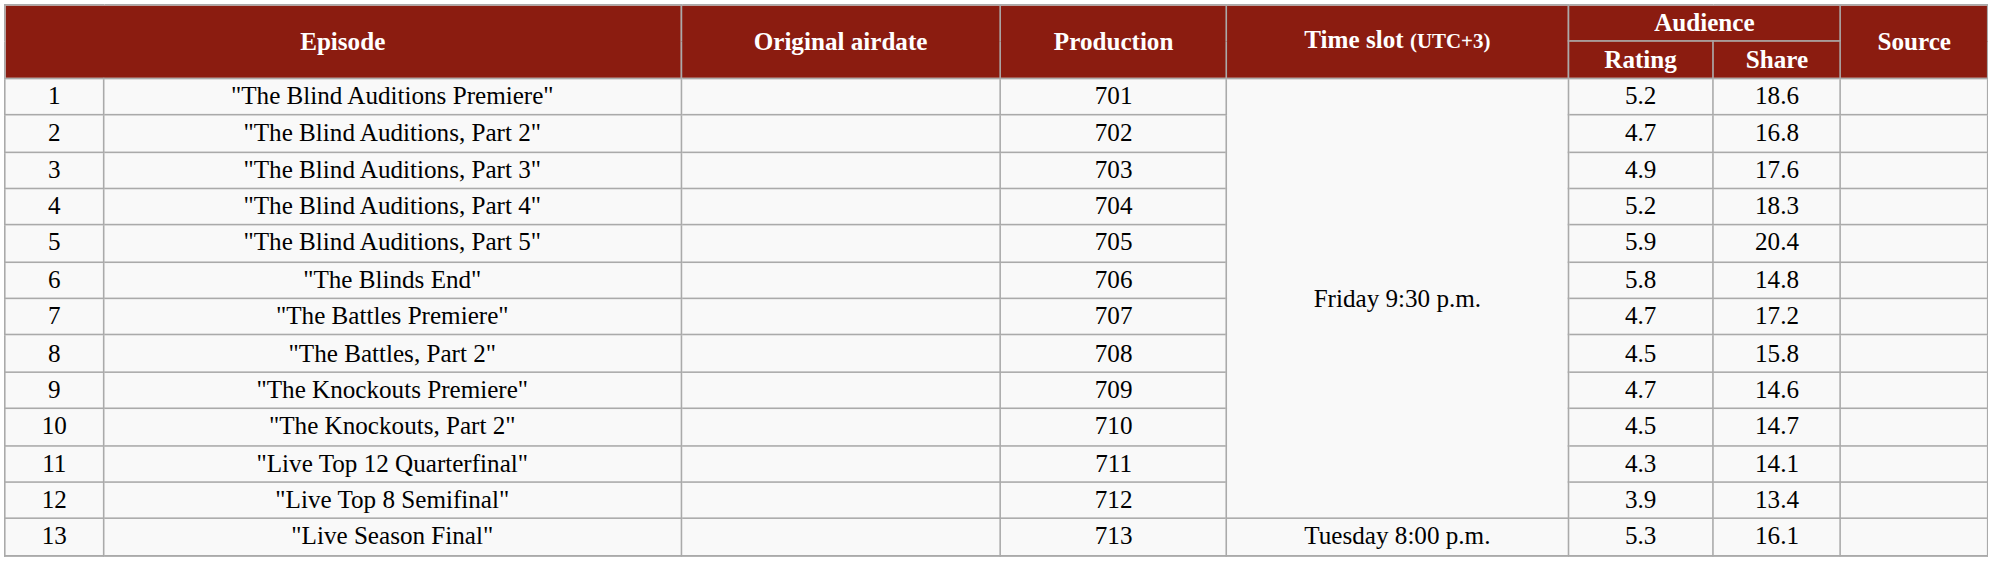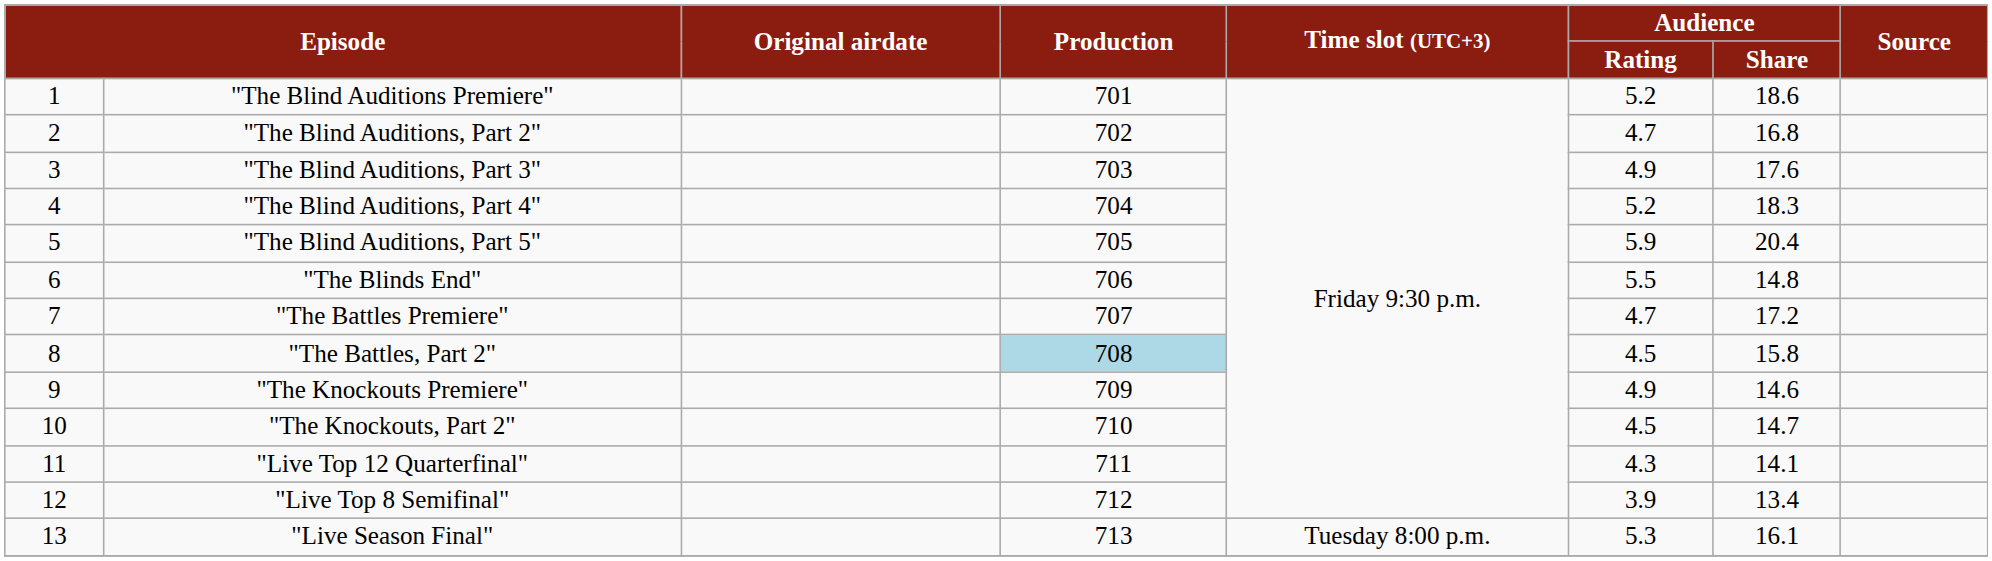(1641, 279) 5.8 -> (1641, 279) 5.5
(1114, 353) no background -> (1114, 353) lightblue background
(1641, 389) 4.7 -> (1641, 389) 4.9
